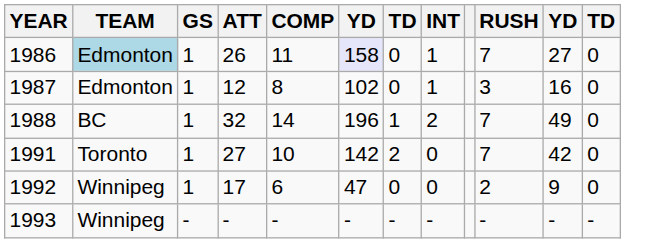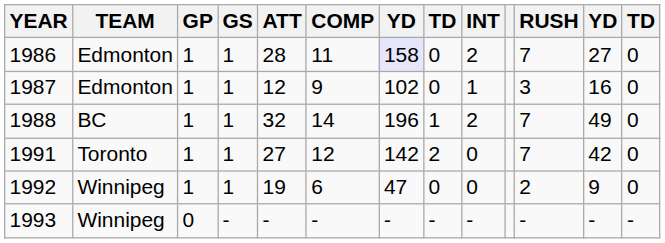+ column: (198, 21)
(125, 54) lightblue background -> (125, 54) no background
(234, 54) 26 -> (274, 54) 28
(432, 54) 1 -> (472, 54) 2
(277, 87) 8 -> (317, 87) 9
(283, 154) 10 -> (323, 154) 12
(234, 187) 17 -> (274, 187) 19
